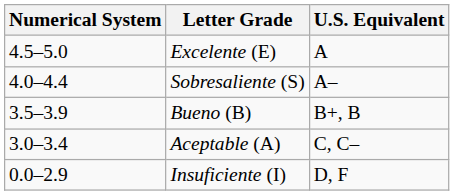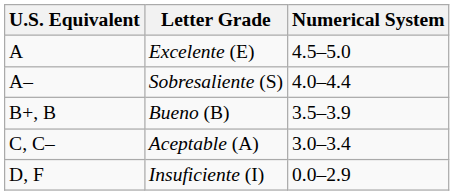columns swapped: (85, 19) <-> (379, 19)
